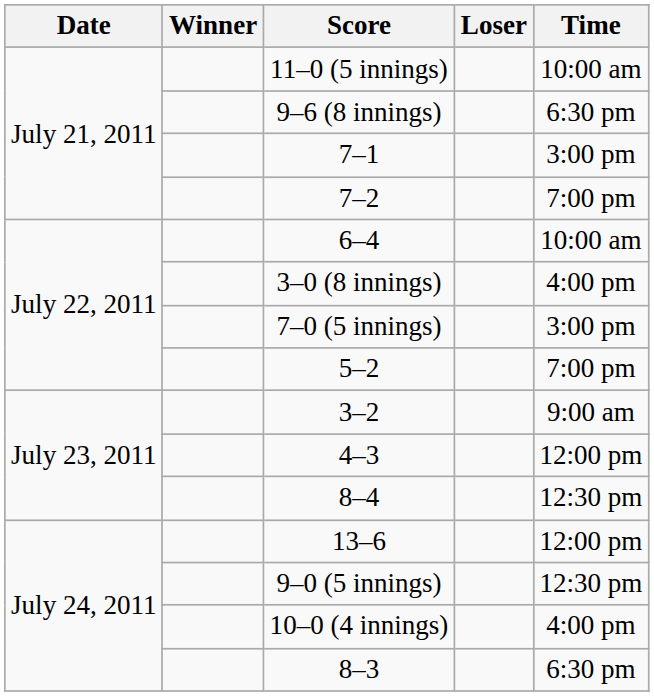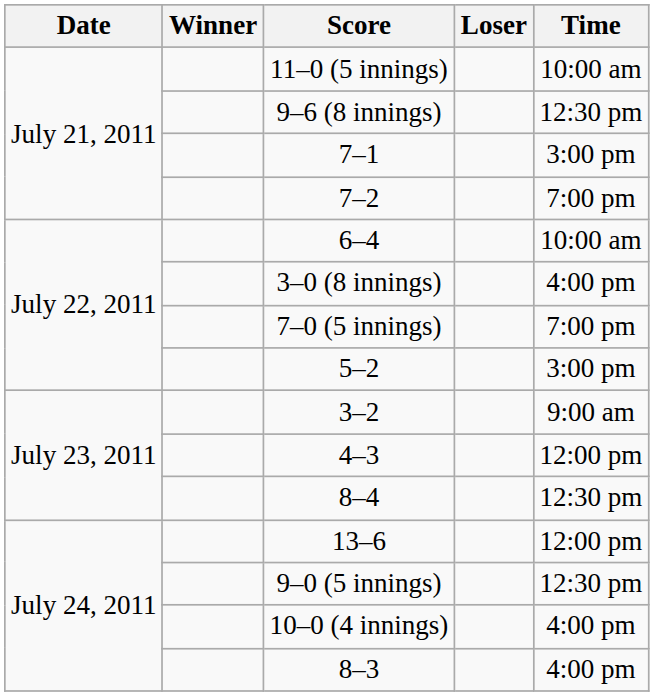(591, 111) 6:30 pm -> (591, 111) 12:30 pm
(591, 326) 3:00 pm -> (591, 326) 7:00 pm
(591, 369) 7:00 pm -> (591, 369) 3:00 pm
(591, 669) 6:30 pm -> (591, 669) 4:00 pm
